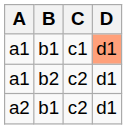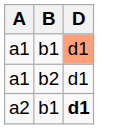- column: (78, 19)
(107, 108) normal -> (79, 108) bold
